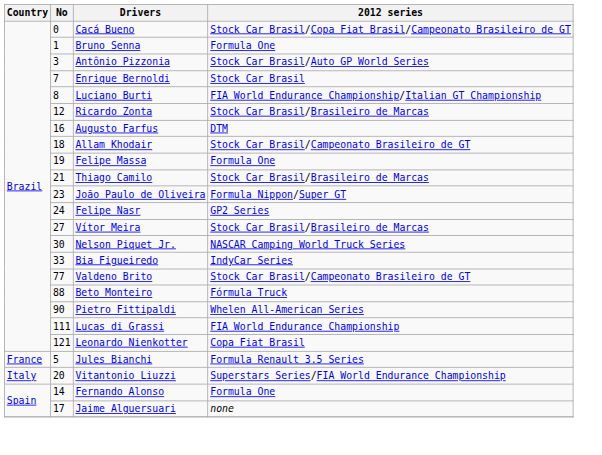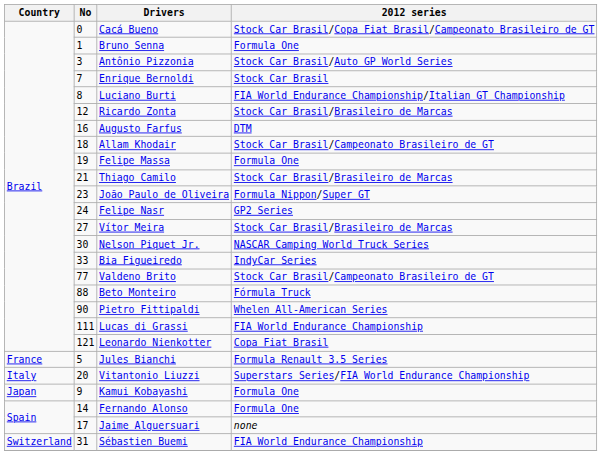+ row: (143, 392)
+ row: (143, 442)
